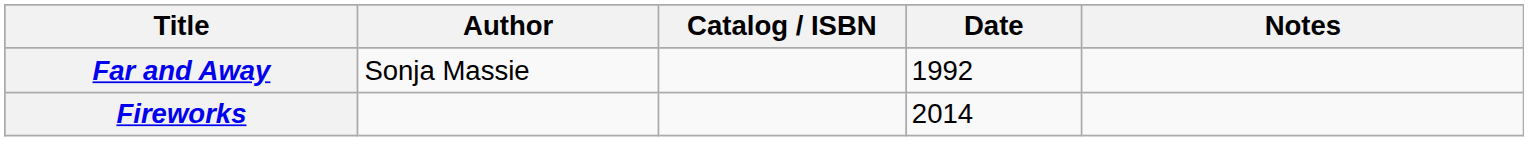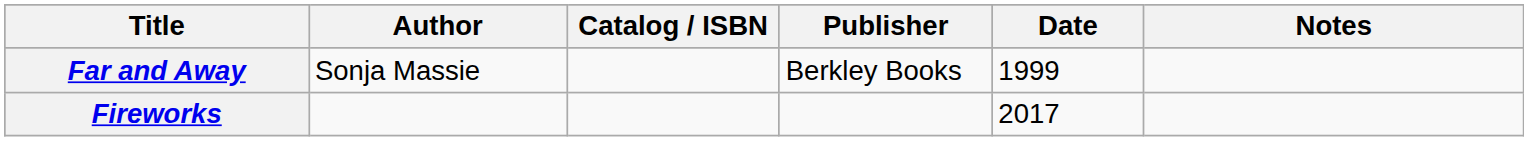+ column: (886, 26)
(942, 69) 1992 -> (1029, 69) 1999
(942, 113) 2014 -> (1029, 113) 2017
